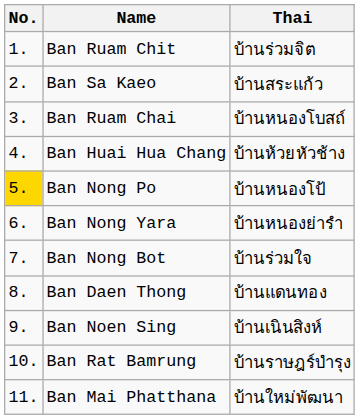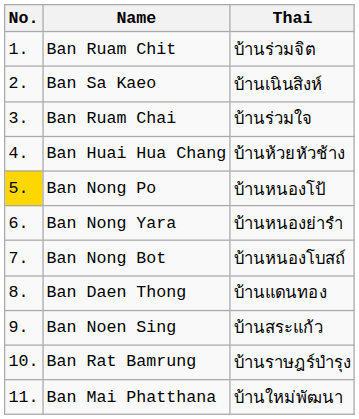(278, 85) บ้านสระแก้ว -> (278, 85) บ้านเนินสิงห์
(290, 120) บ้านหนองโบสถ์ -> (273, 120) บ้านร่วมใจ
(273, 259) บ้านร่วมใจ -> (290, 259) บ้านหนองโบสถ์
(278, 329) บ้านเนินสิงห์ -> (278, 329) บ้านสระแก้ว
